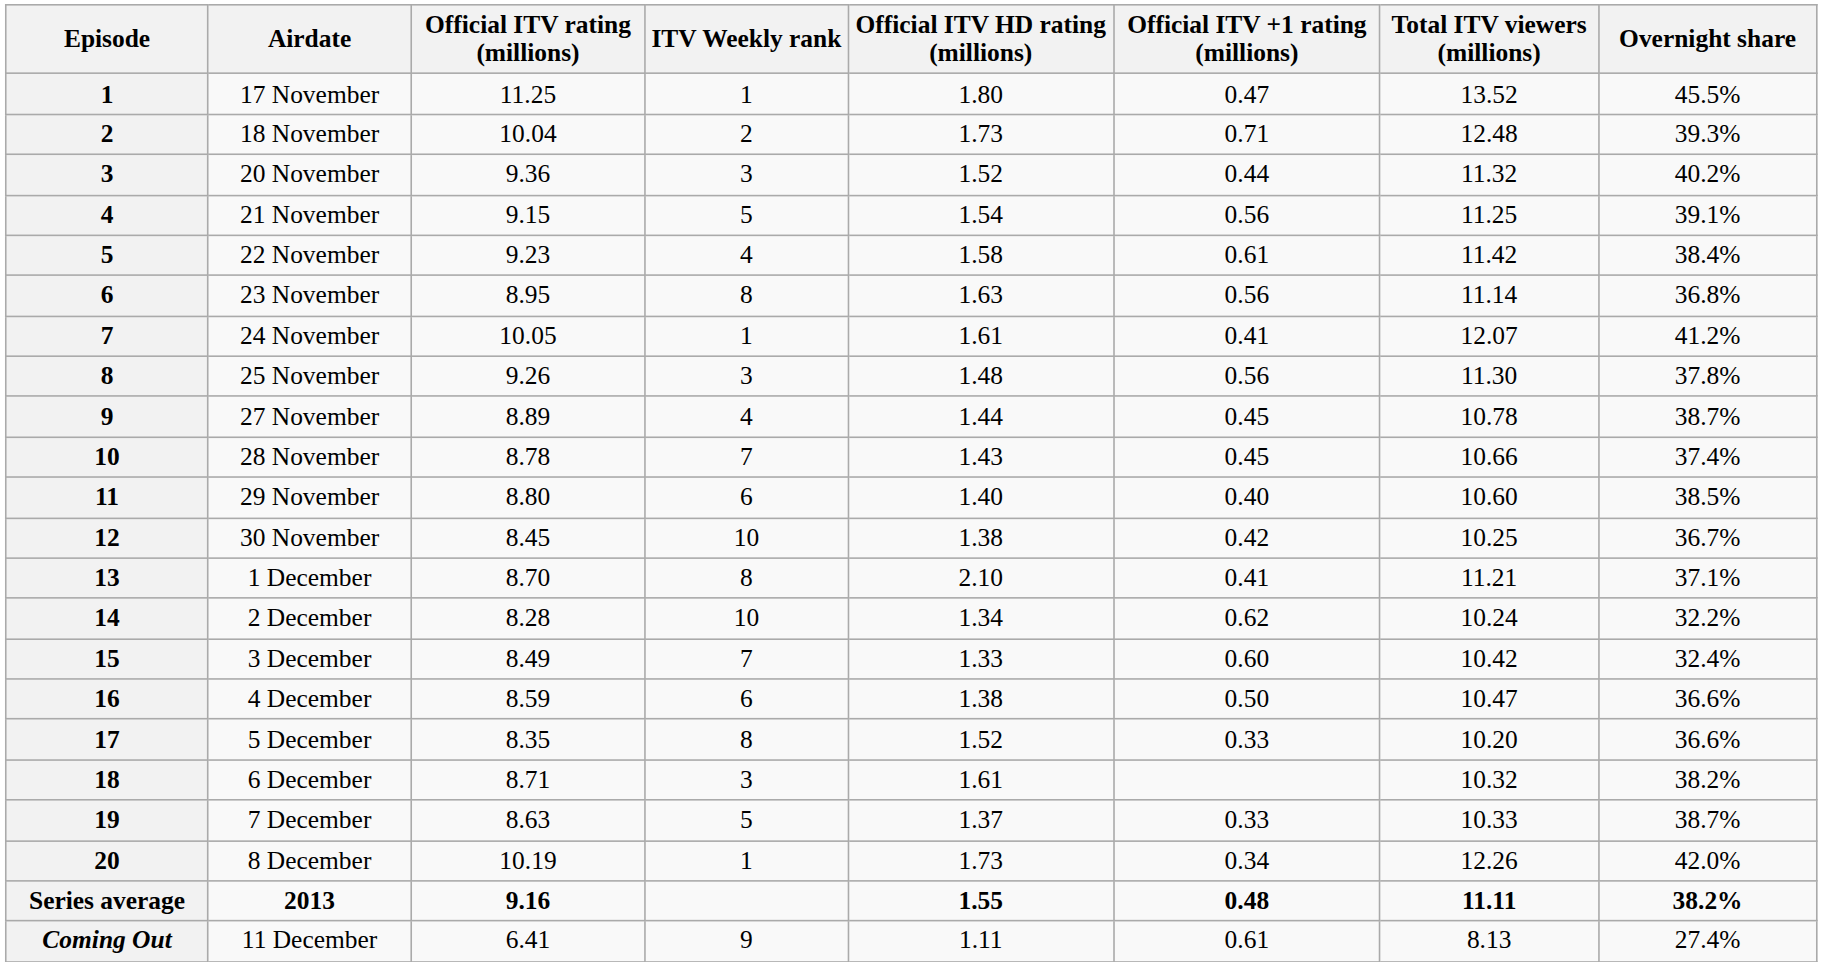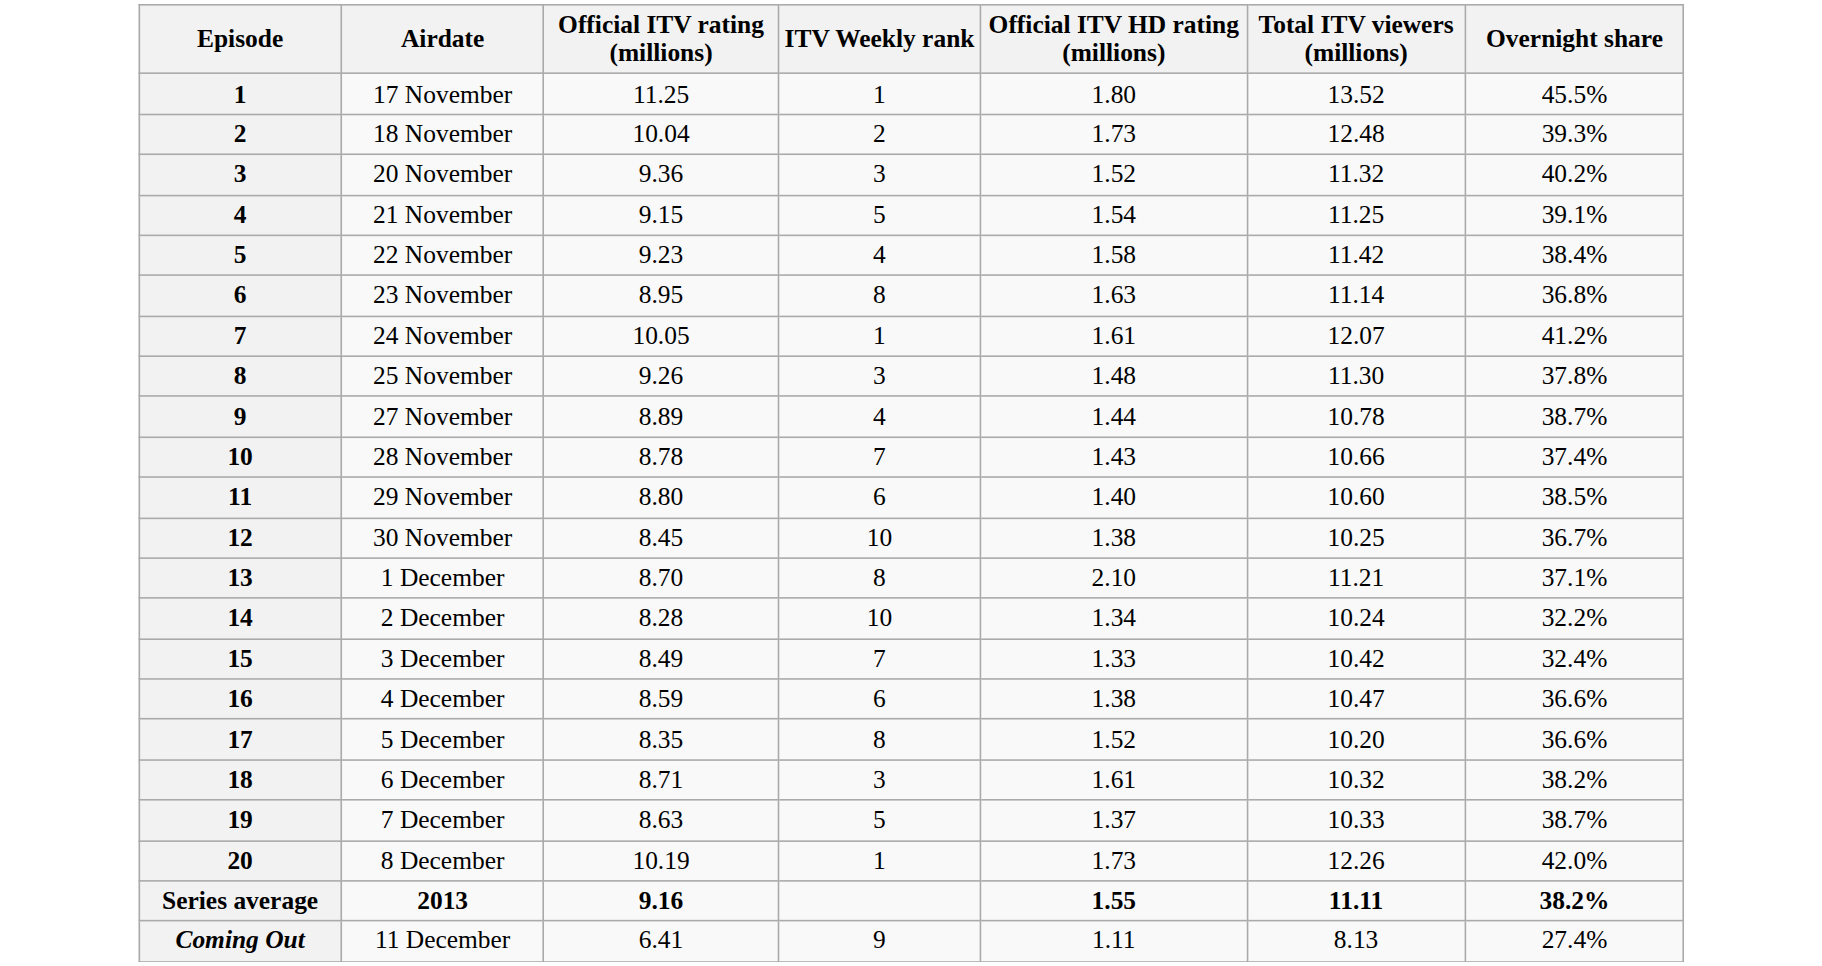- column: (1247, 38)
